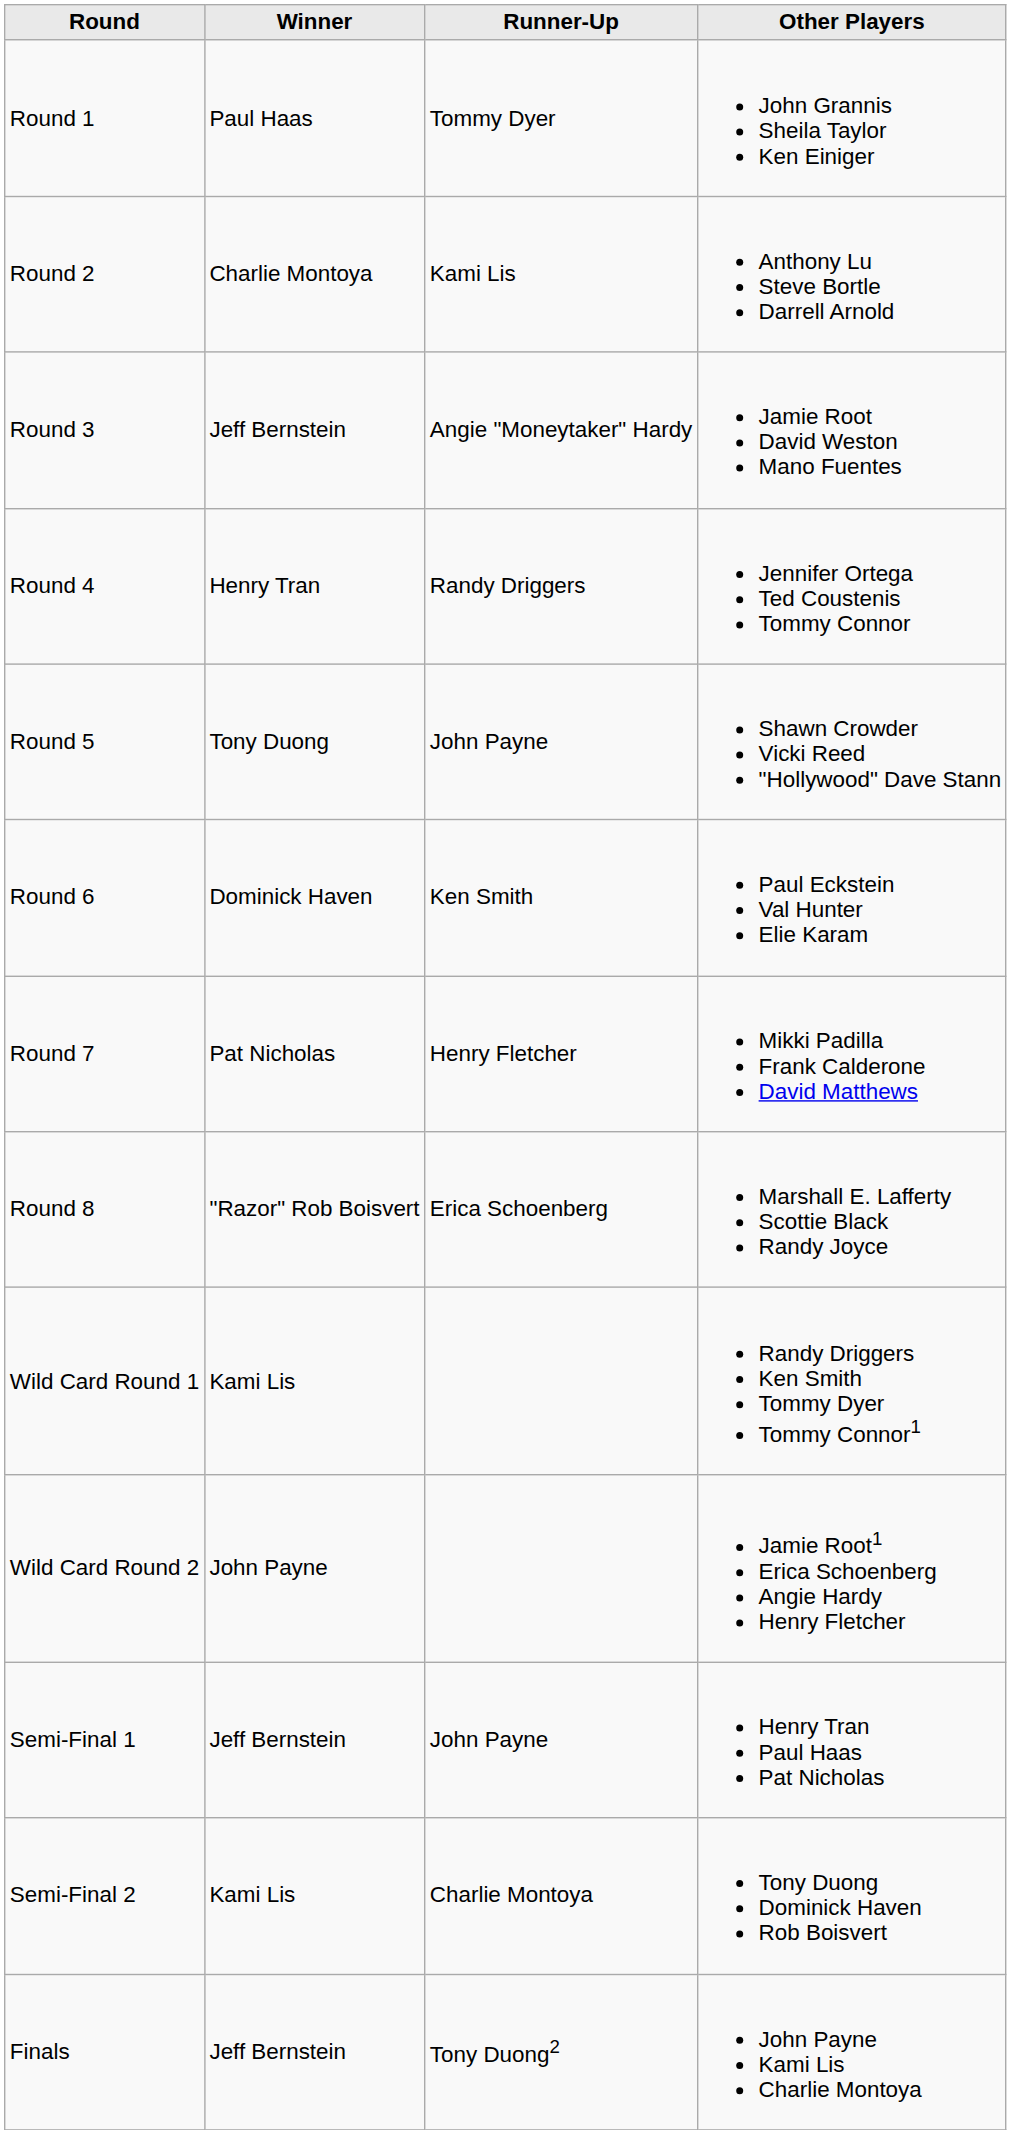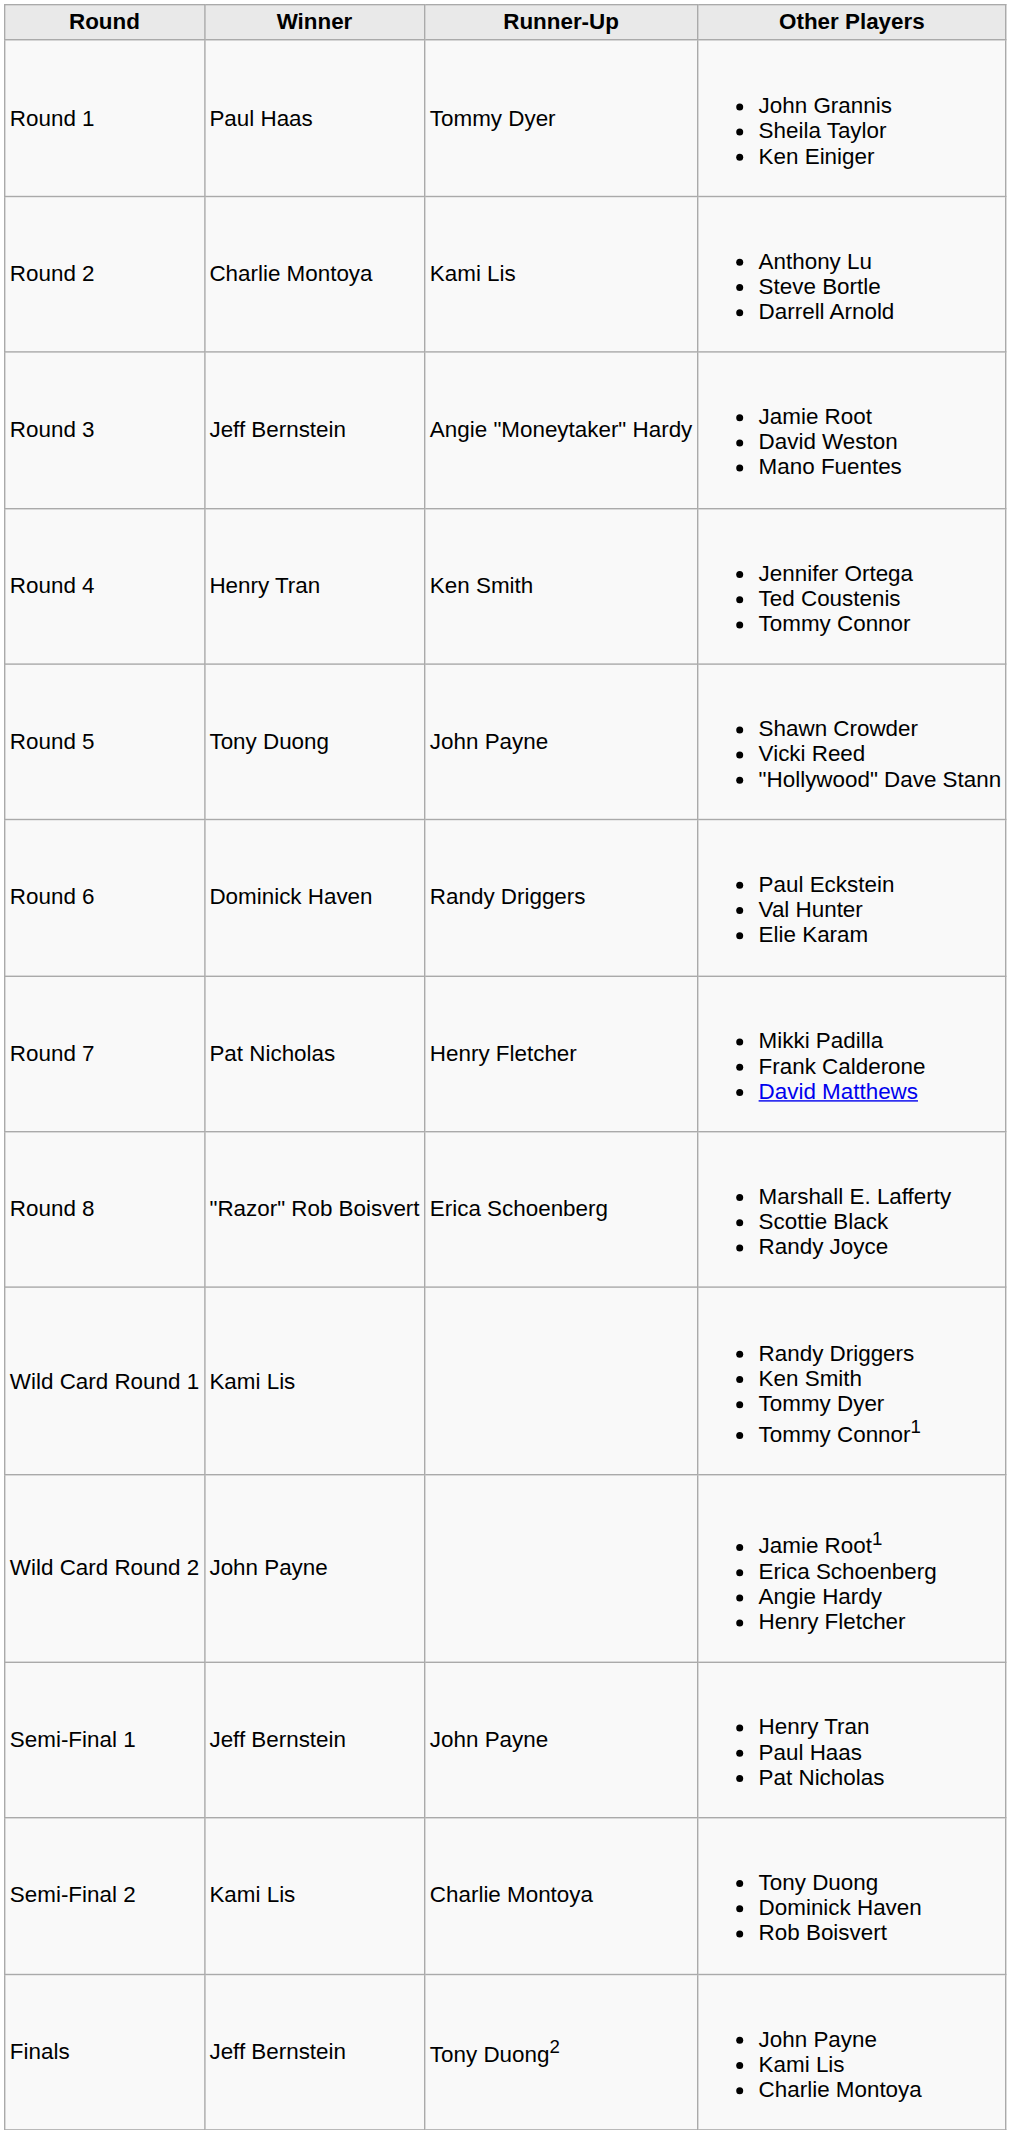(508, 585) Randy Driggers -> (482, 585) Ken Smith
(482, 897) Ken Smith -> (508, 897) Randy Driggers
